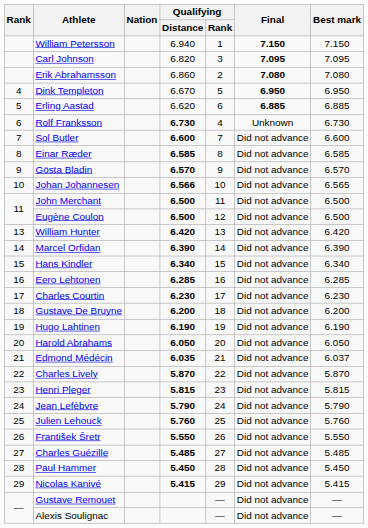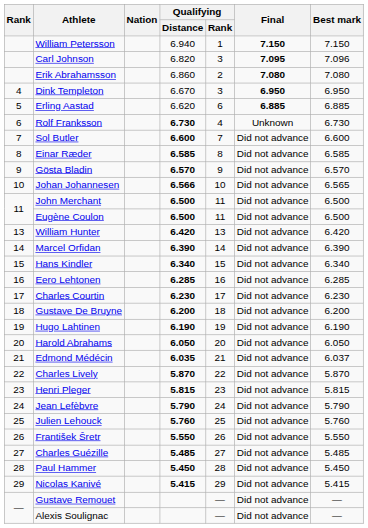(337, 59) 7.095 -> (337, 59) 7.096
(220, 91) 5 -> (220, 91) 3
(220, 216) 12 -> (220, 216) 11
